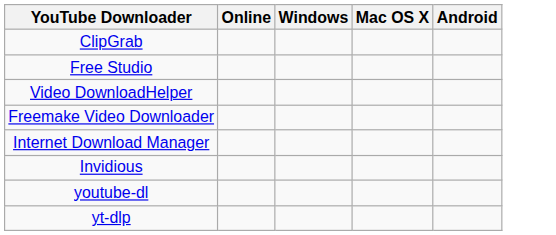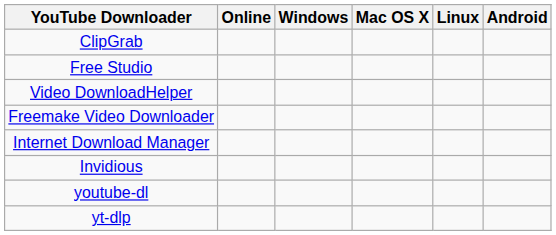+ column: (458, 17)
